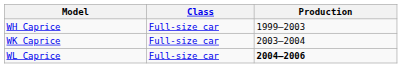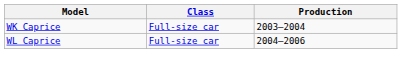- row: (33, 26)
(281, 56) bold -> (281, 41) normal
